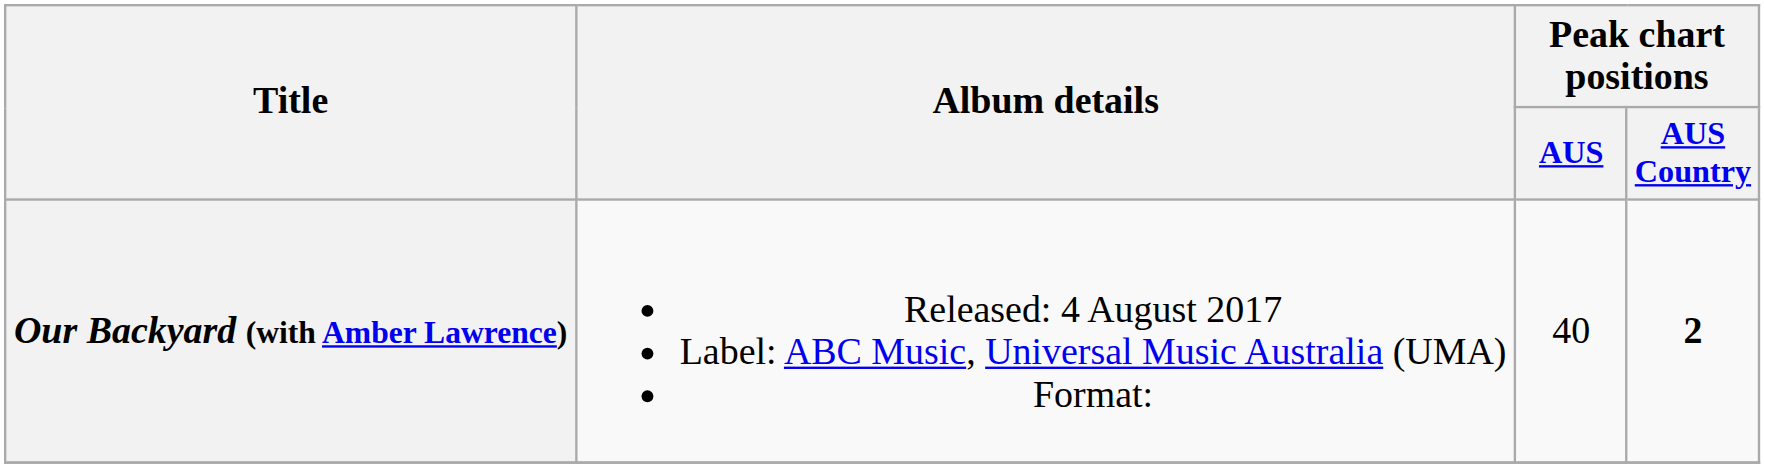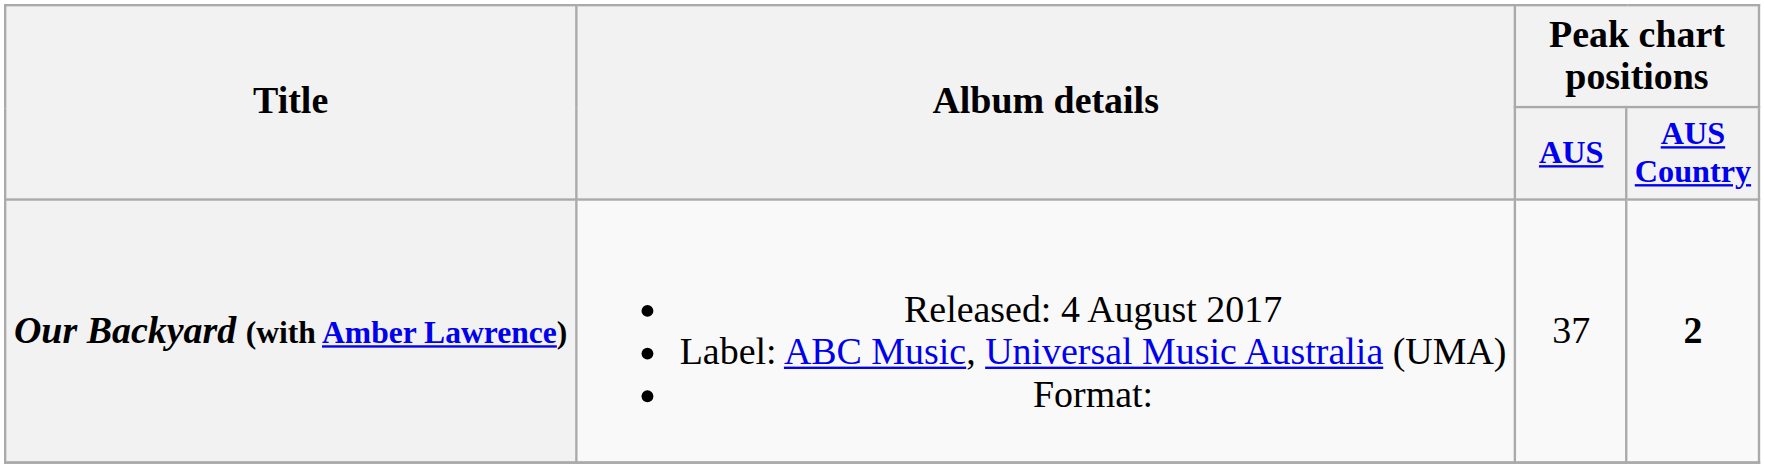(1571, 330) 40 -> (1571, 330) 37
